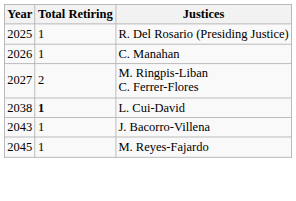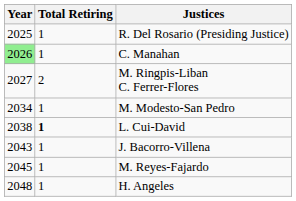(20, 53) no background -> (20, 53) lightgreen background
+ row: (177, 107)
+ row: (146, 186)
